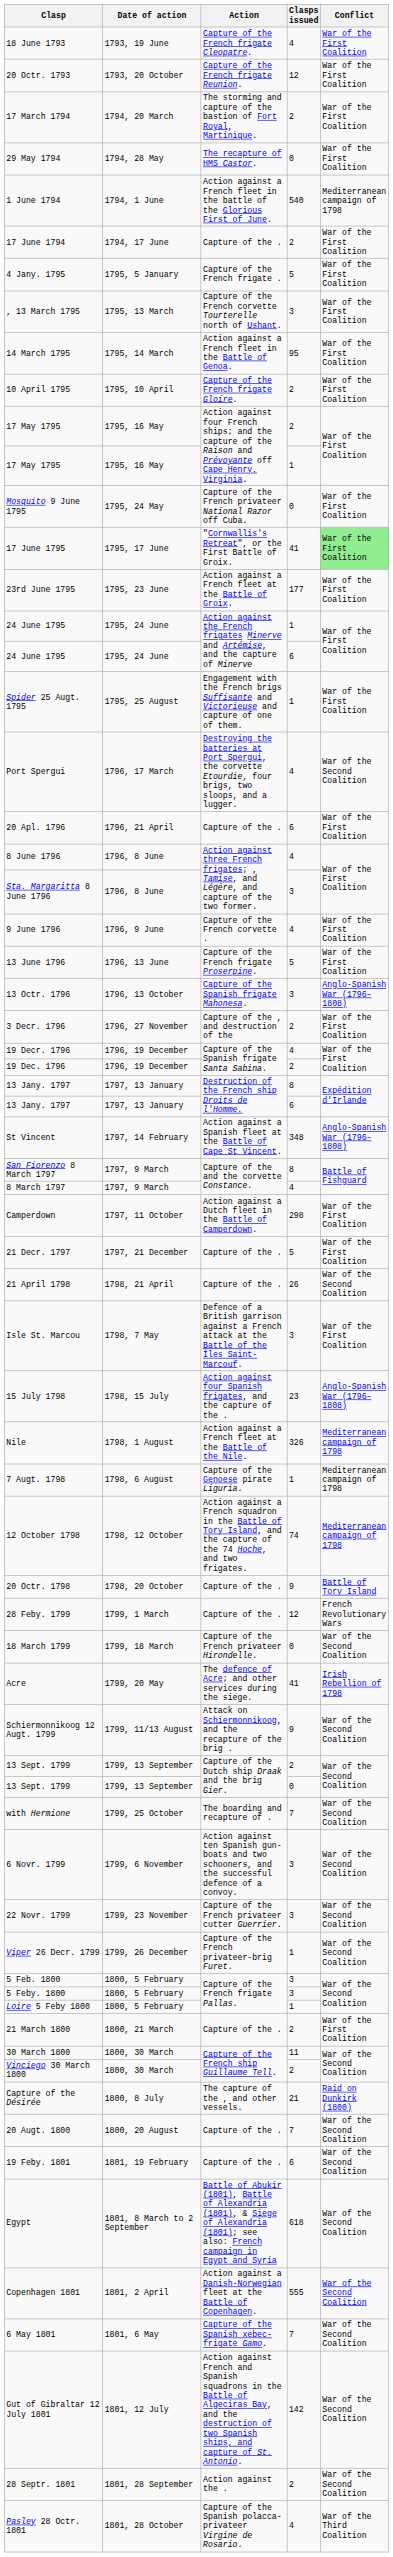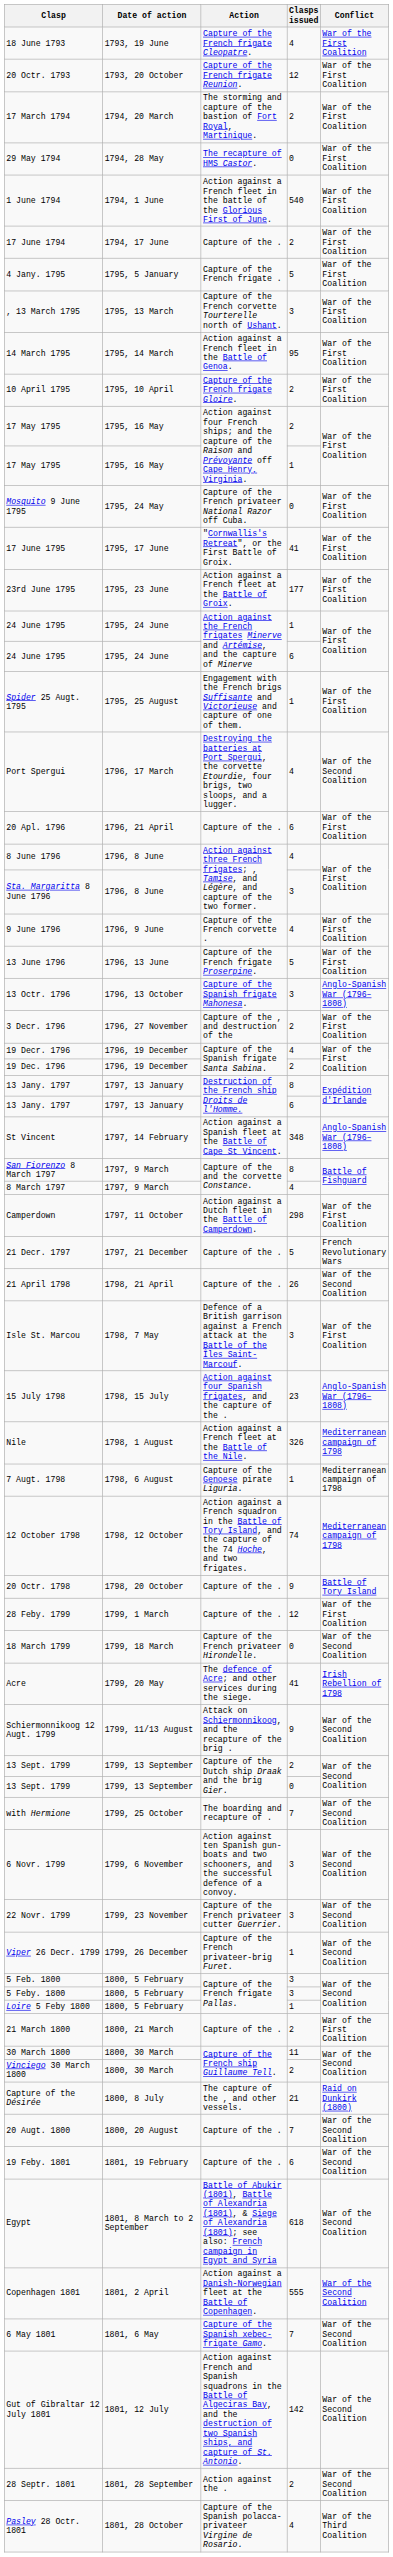(354, 201) Mediterranean campaign of 1798 -> (347, 201) War of the First Coalition
(347, 548) lightgreen background -> (347, 548) no background
(347, 1252) War of the First Coalition -> (354, 1252) French Revolutionary Wars
(354, 1614) French Revolutionary Wars -> (347, 1614) War of the First Coalition
